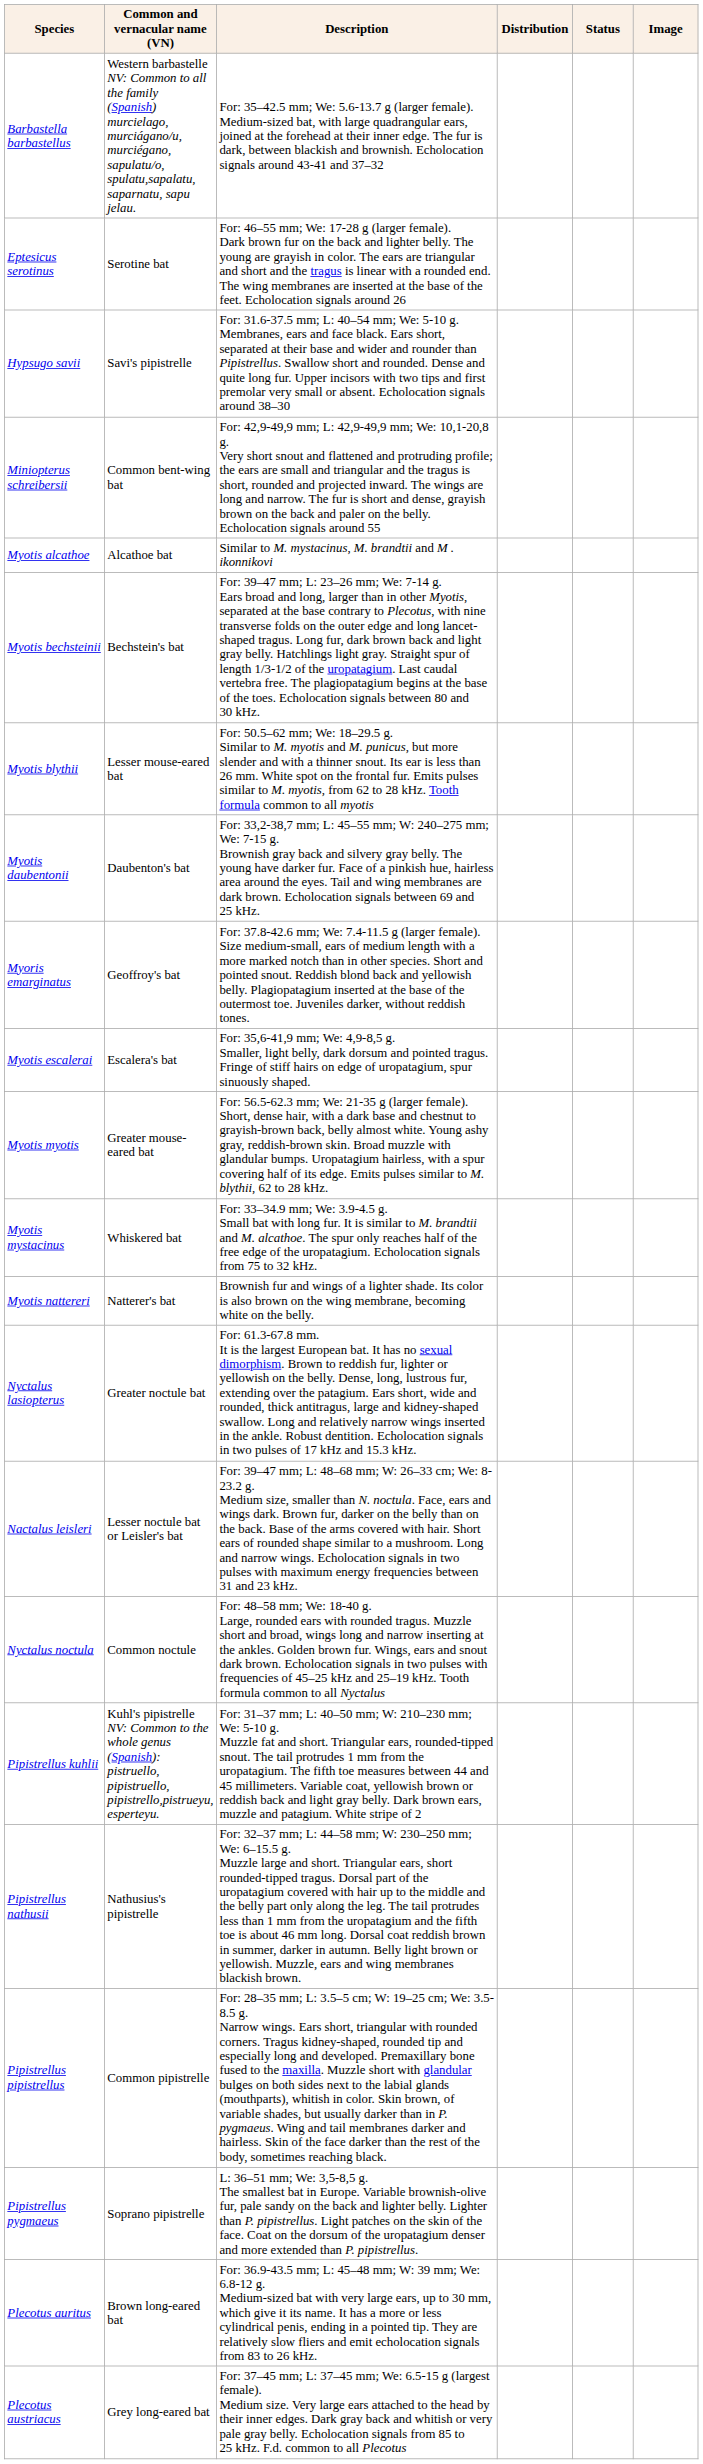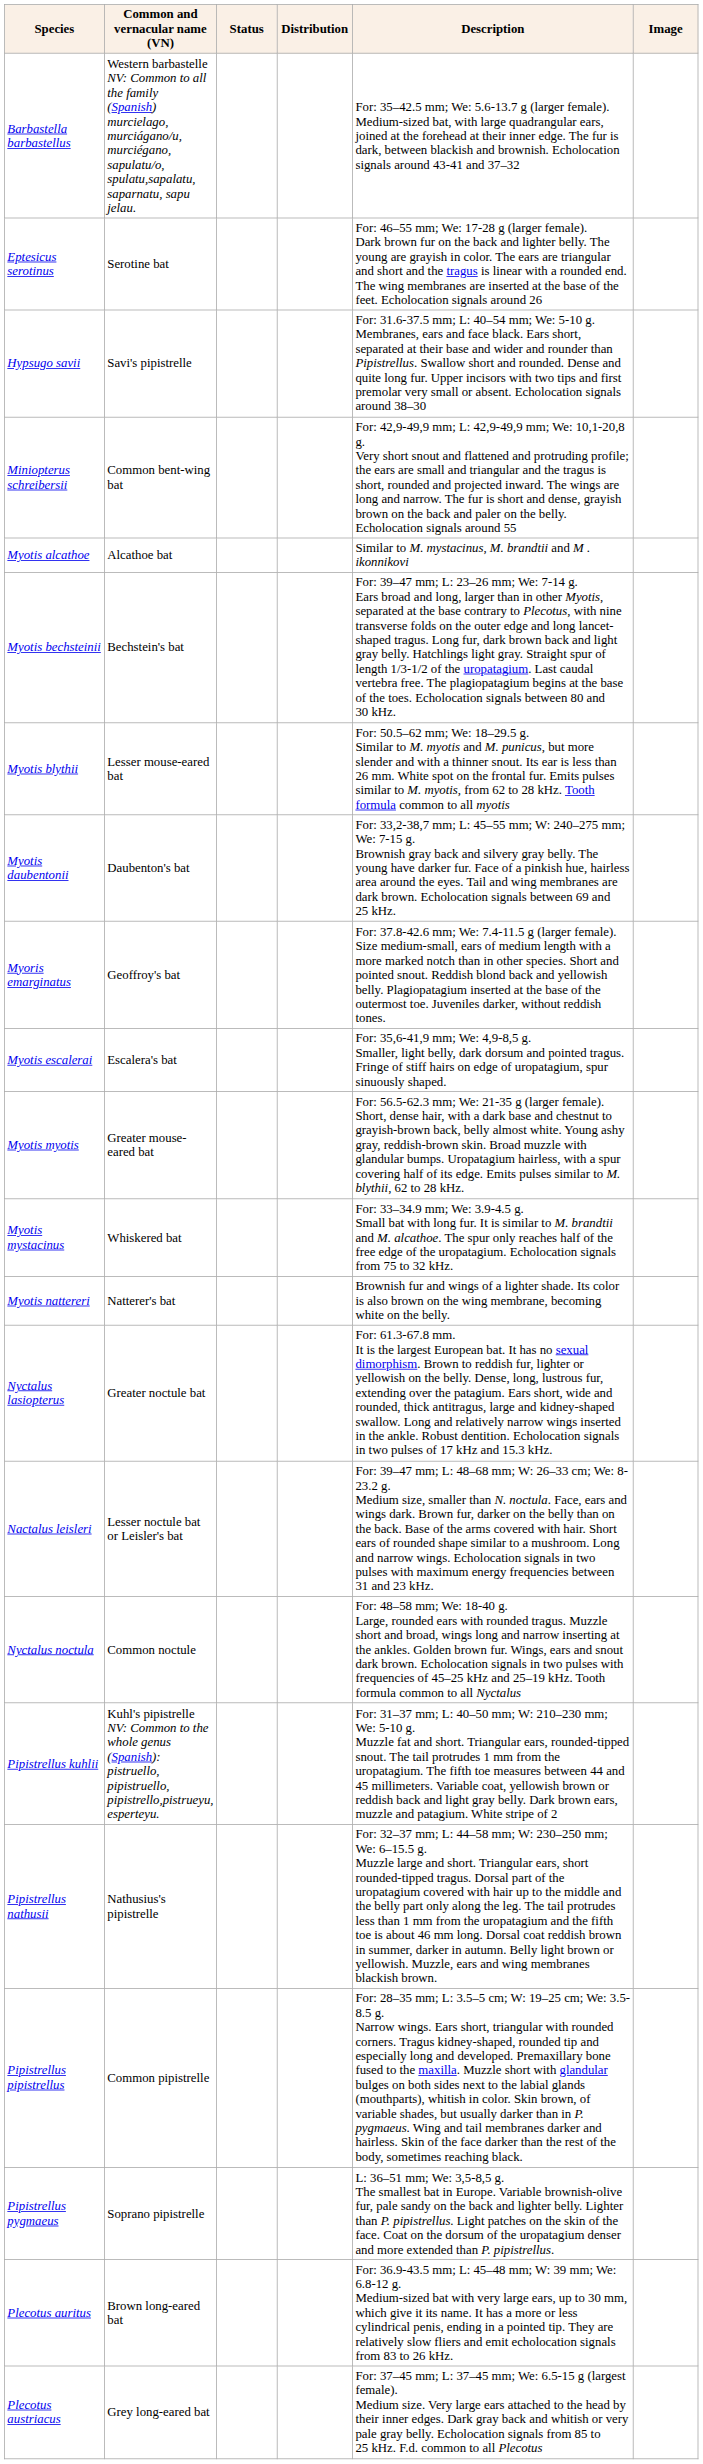columns swapped: (357, 29) <-> (603, 29)
